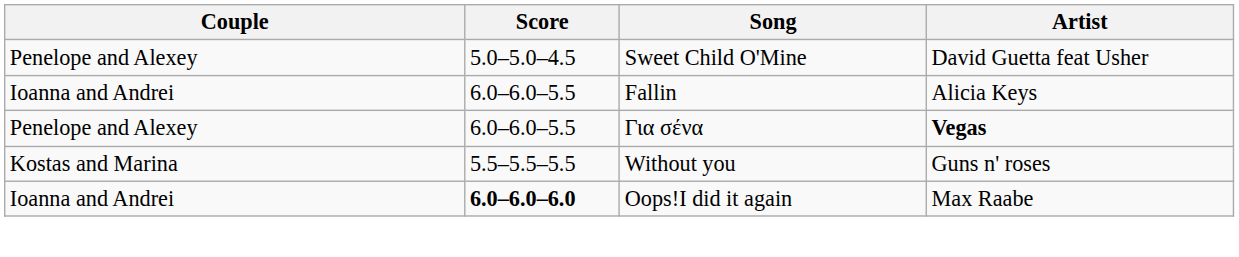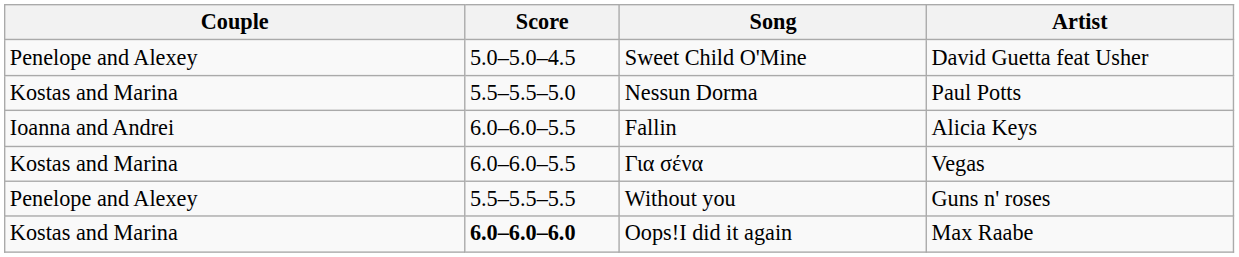+ row: (691, 92)
(104, 127) Penelope and Alexey -> (94, 163) Kostas and Marina
(959, 127) bold -> (958, 163) normal
(94, 163) Kostas and Marina -> (104, 198) Penelope and Alexey
(92, 198) Ioanna and Andrei -> (94, 233) Kostas and Marina
